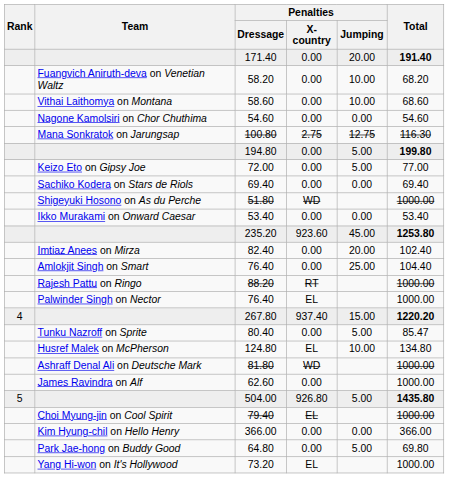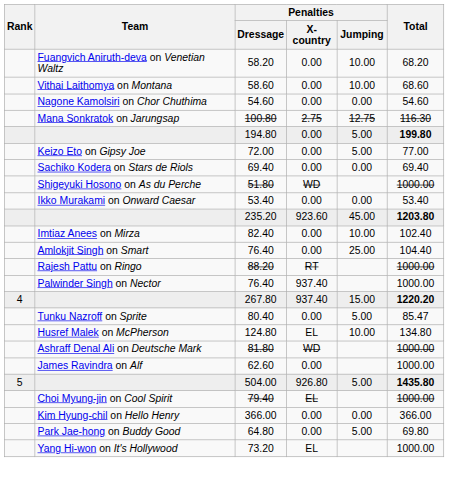- row: (135, 57)
(416, 234) 1253.80 -> (416, 217) 1203.80
(362, 250) 20.00 -> (362, 234) 10.00
(312, 300) EL -> (312, 283) 937.40
